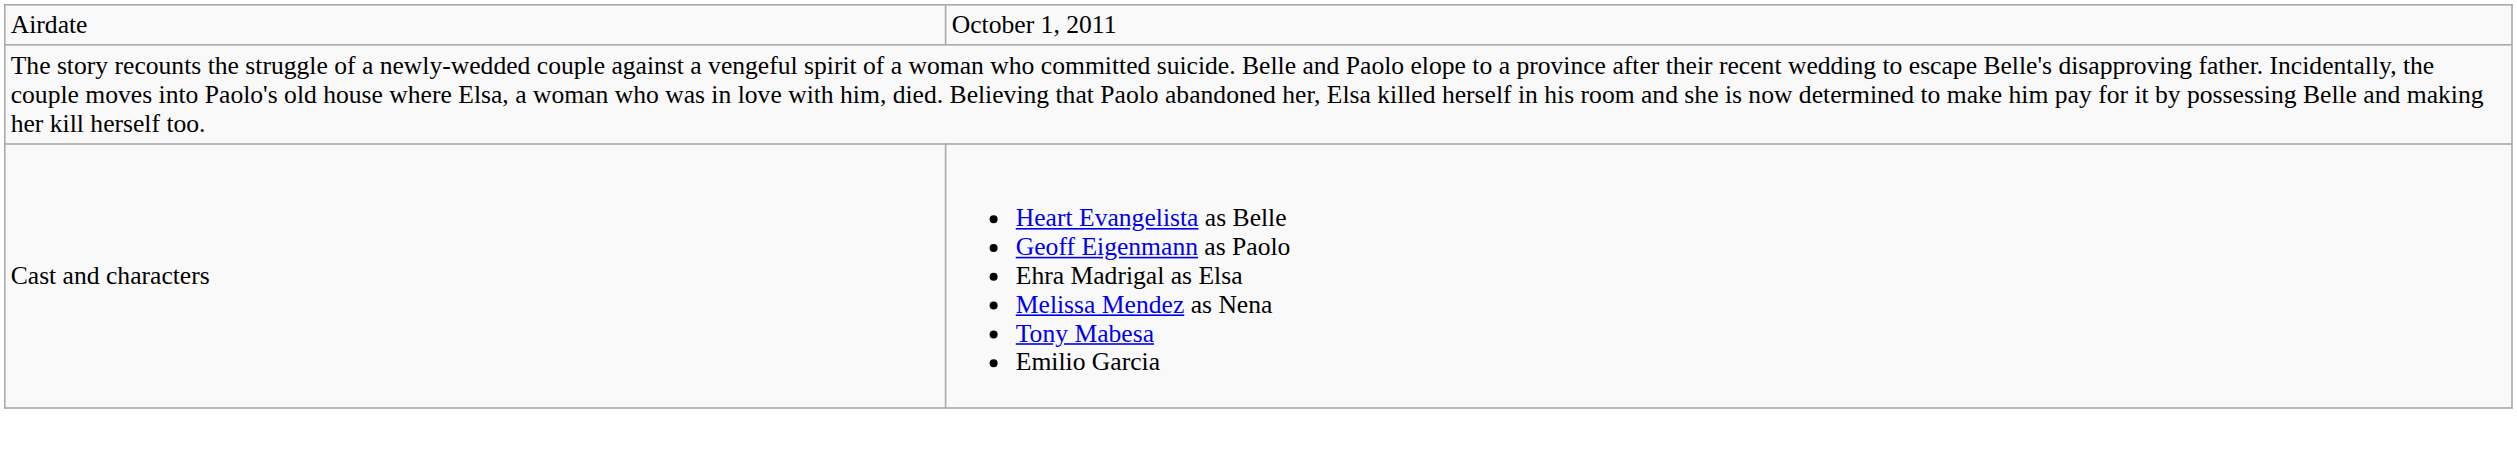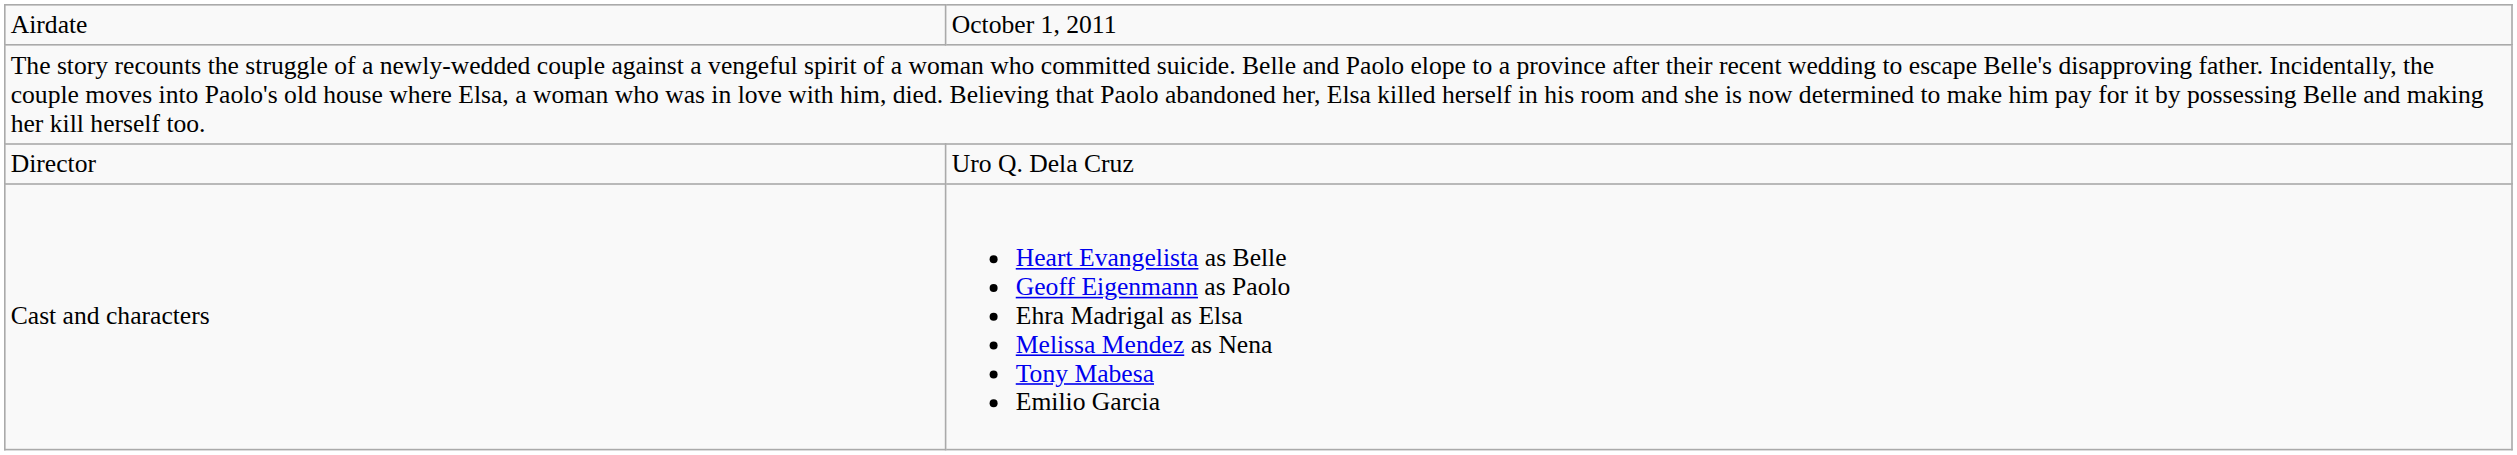+ row: (53, 163)
